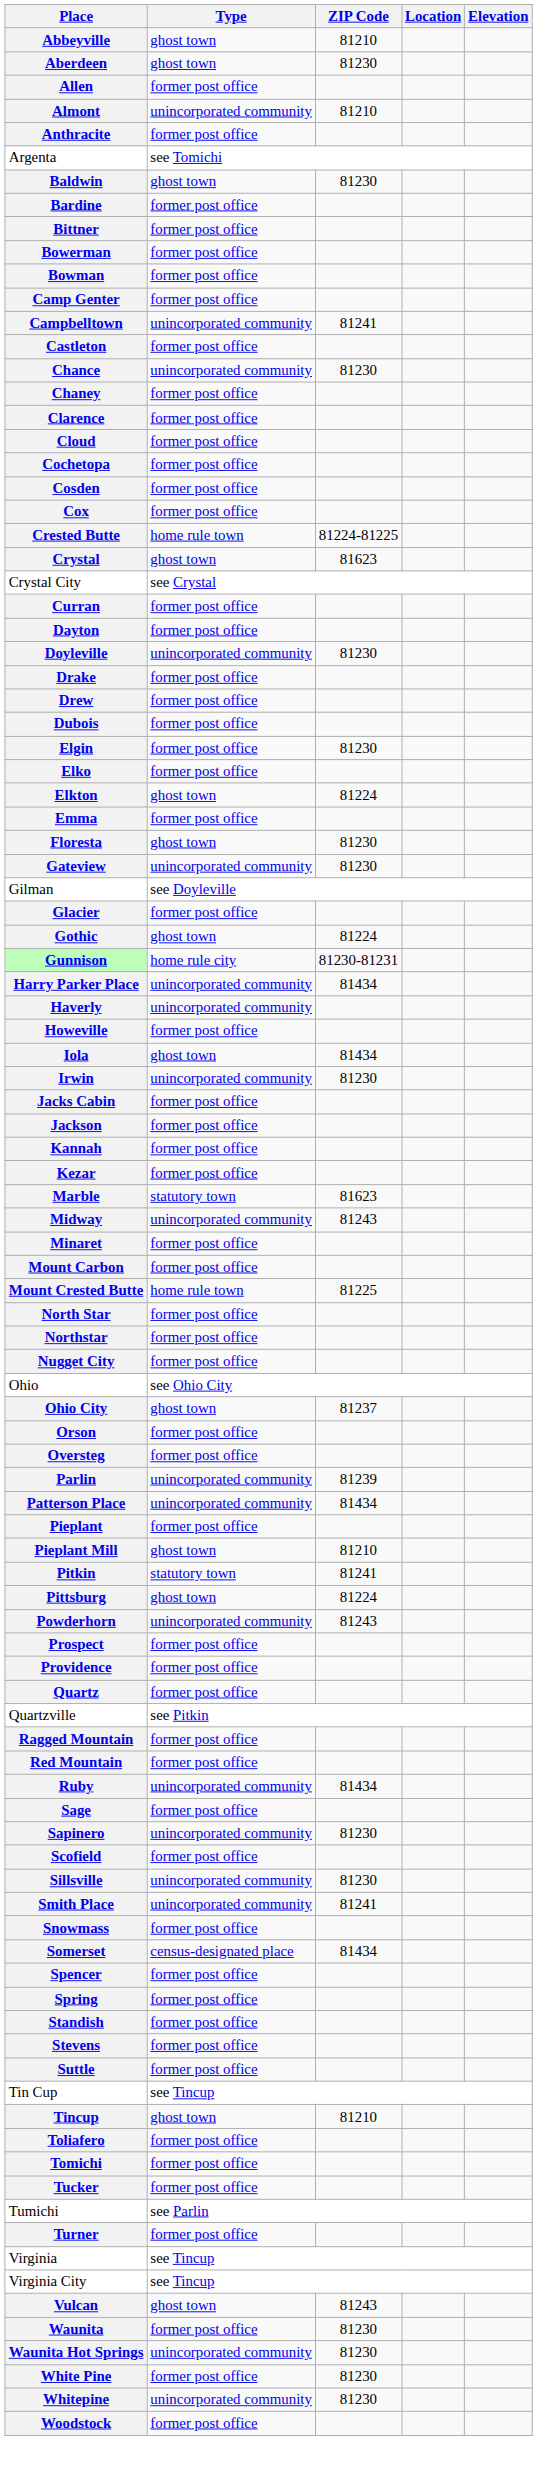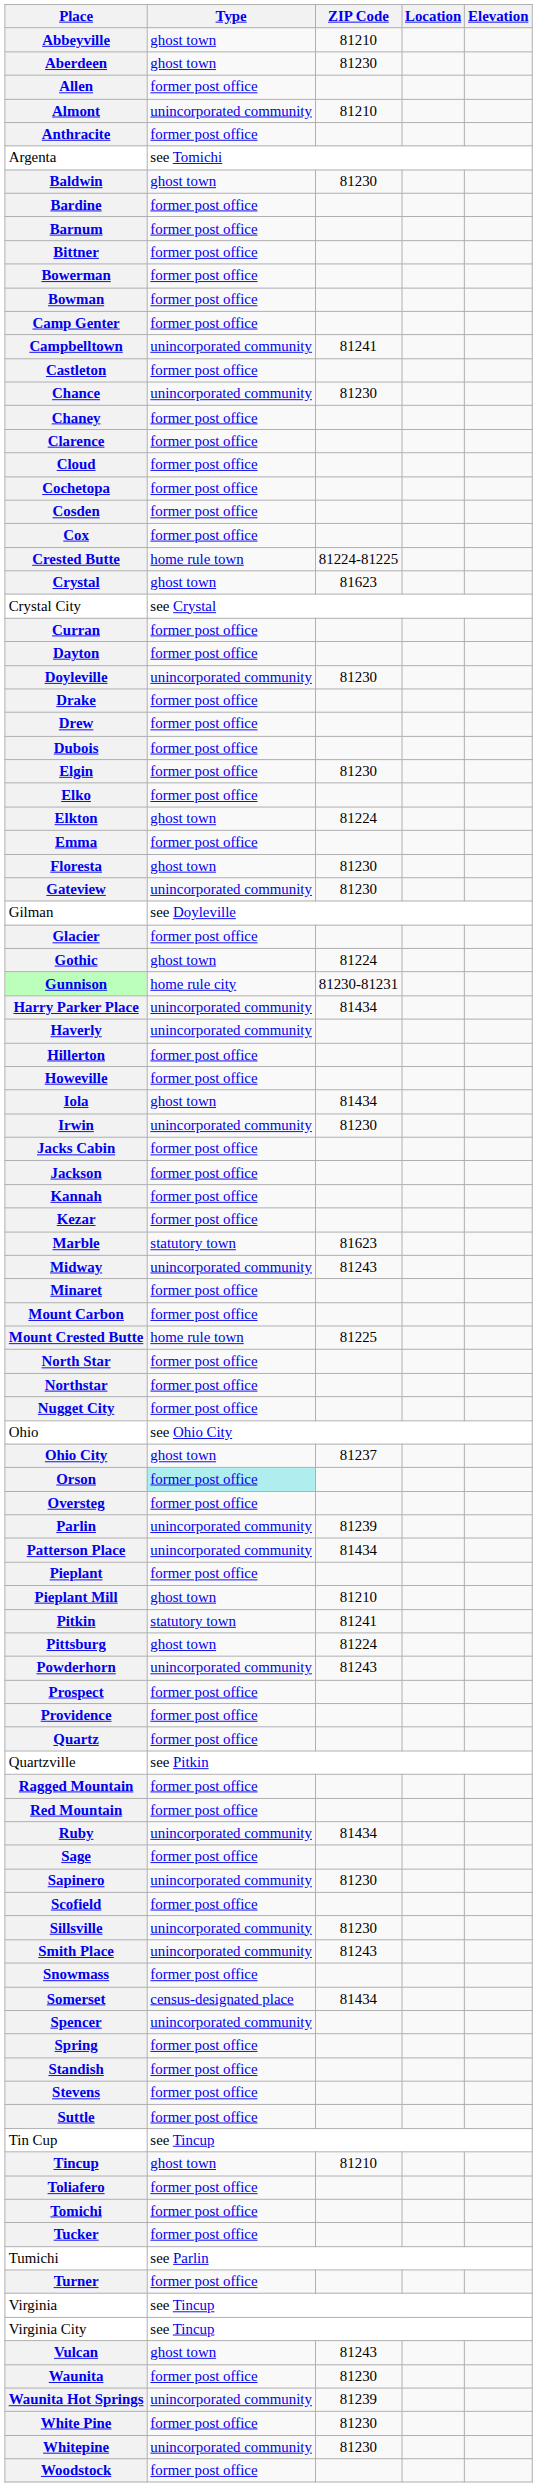+ row: (76, 228)
+ row: (76, 1054)
(204, 1432) no background -> (204, 1479) paleturquoise background
(358, 1904) 81241 -> (358, 1951) 81243
(204, 1974) former post office -> (231, 2022) unincorporated community
(358, 2352) 81230 -> (358, 2399) 81239
